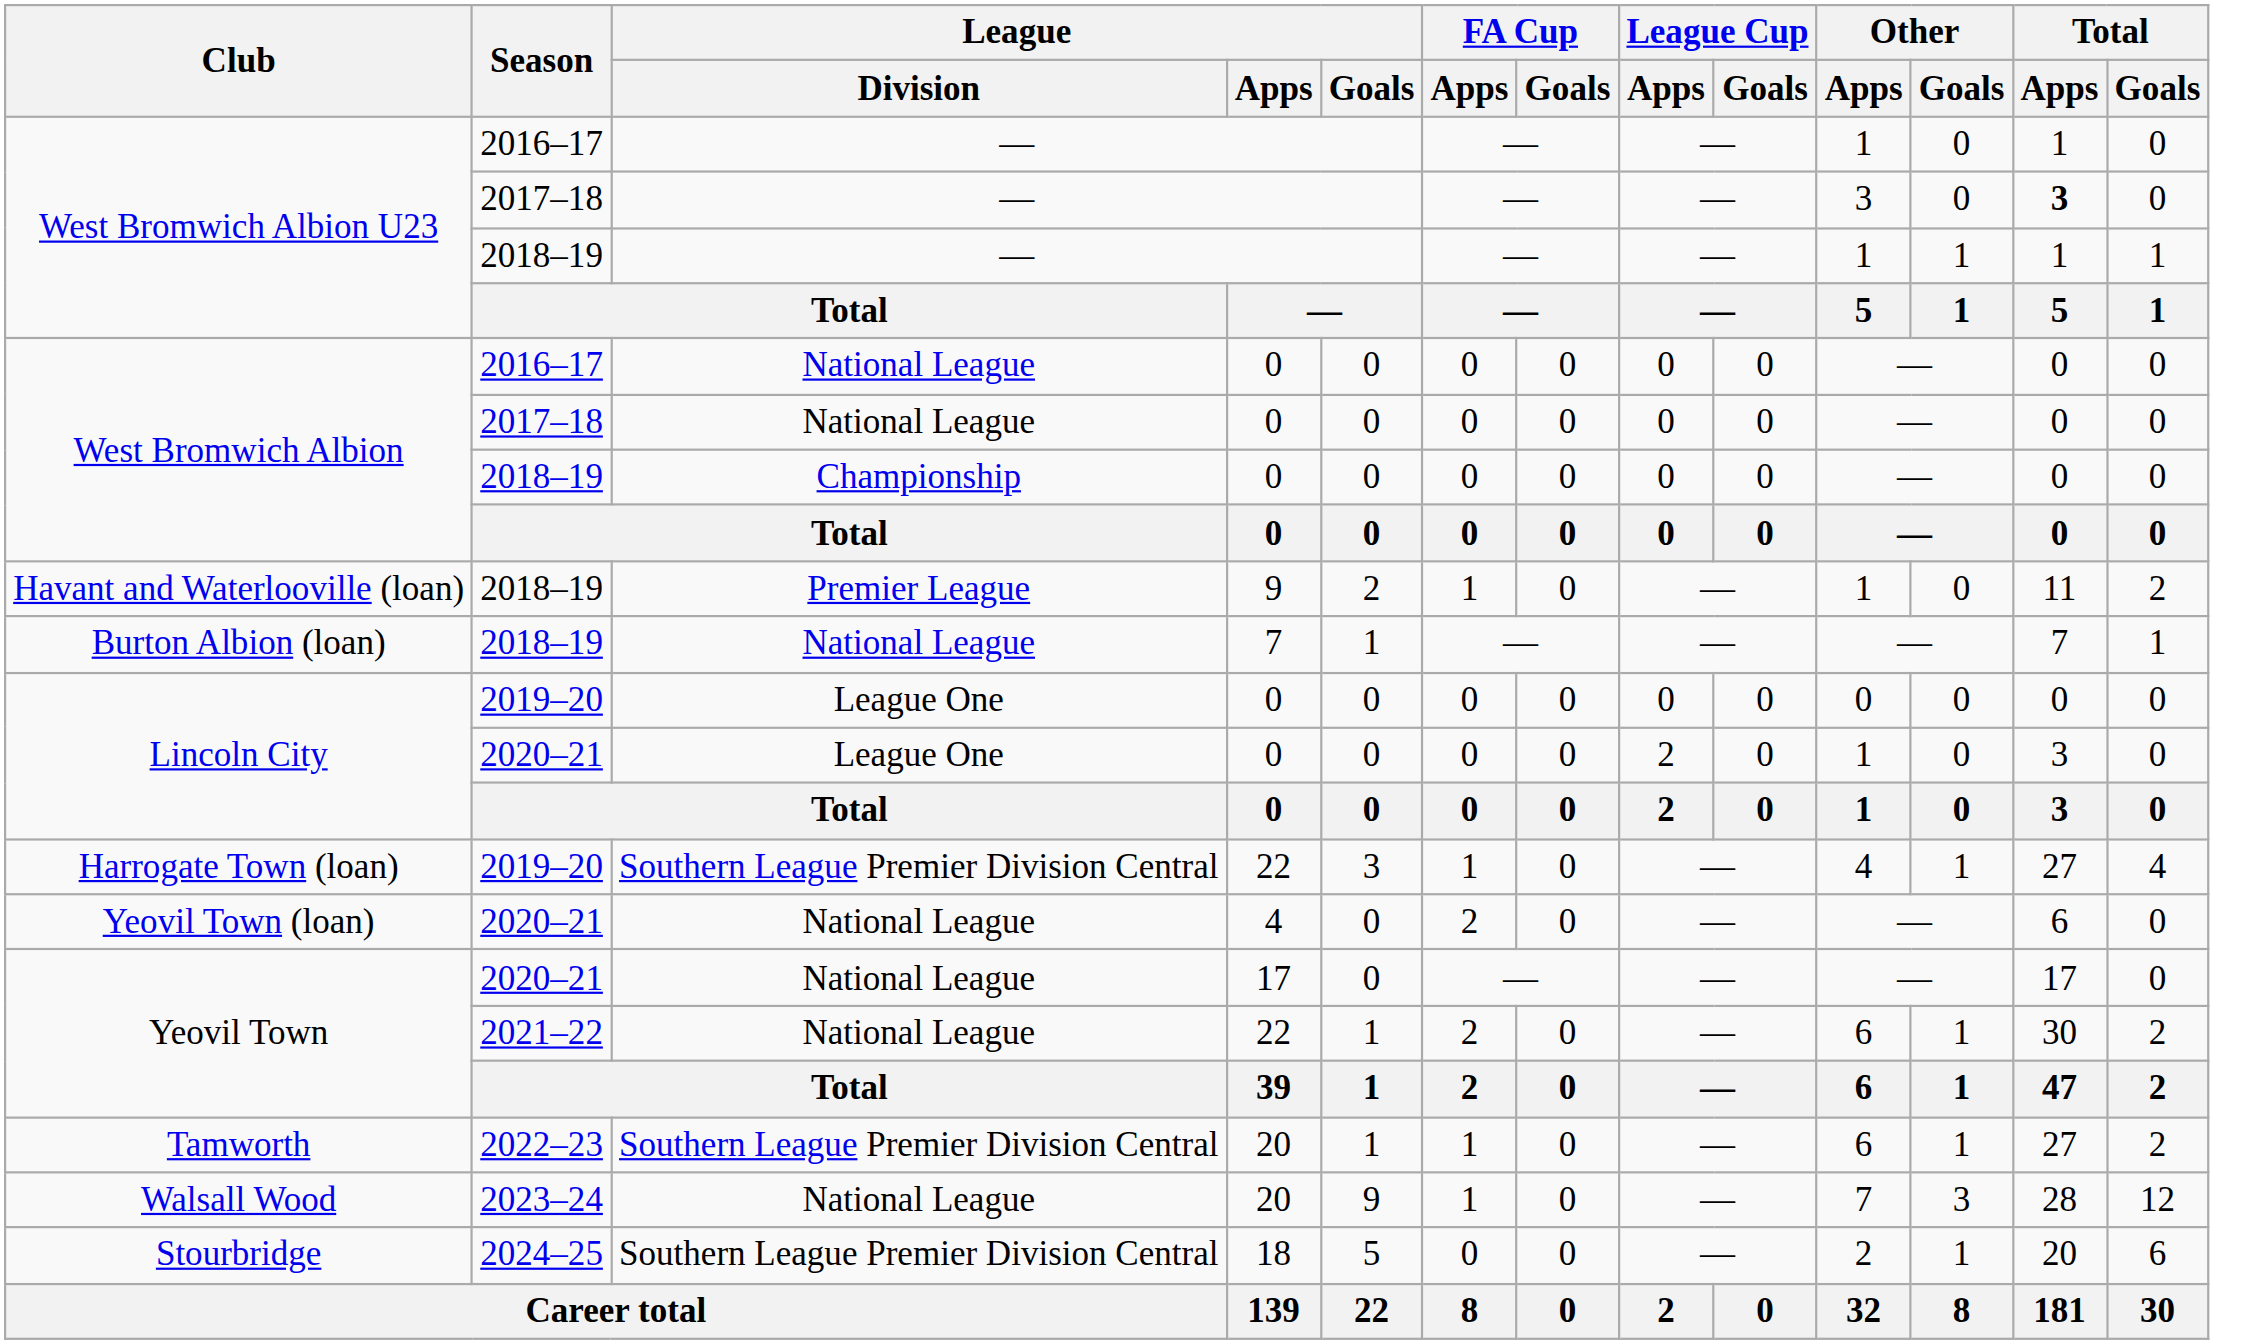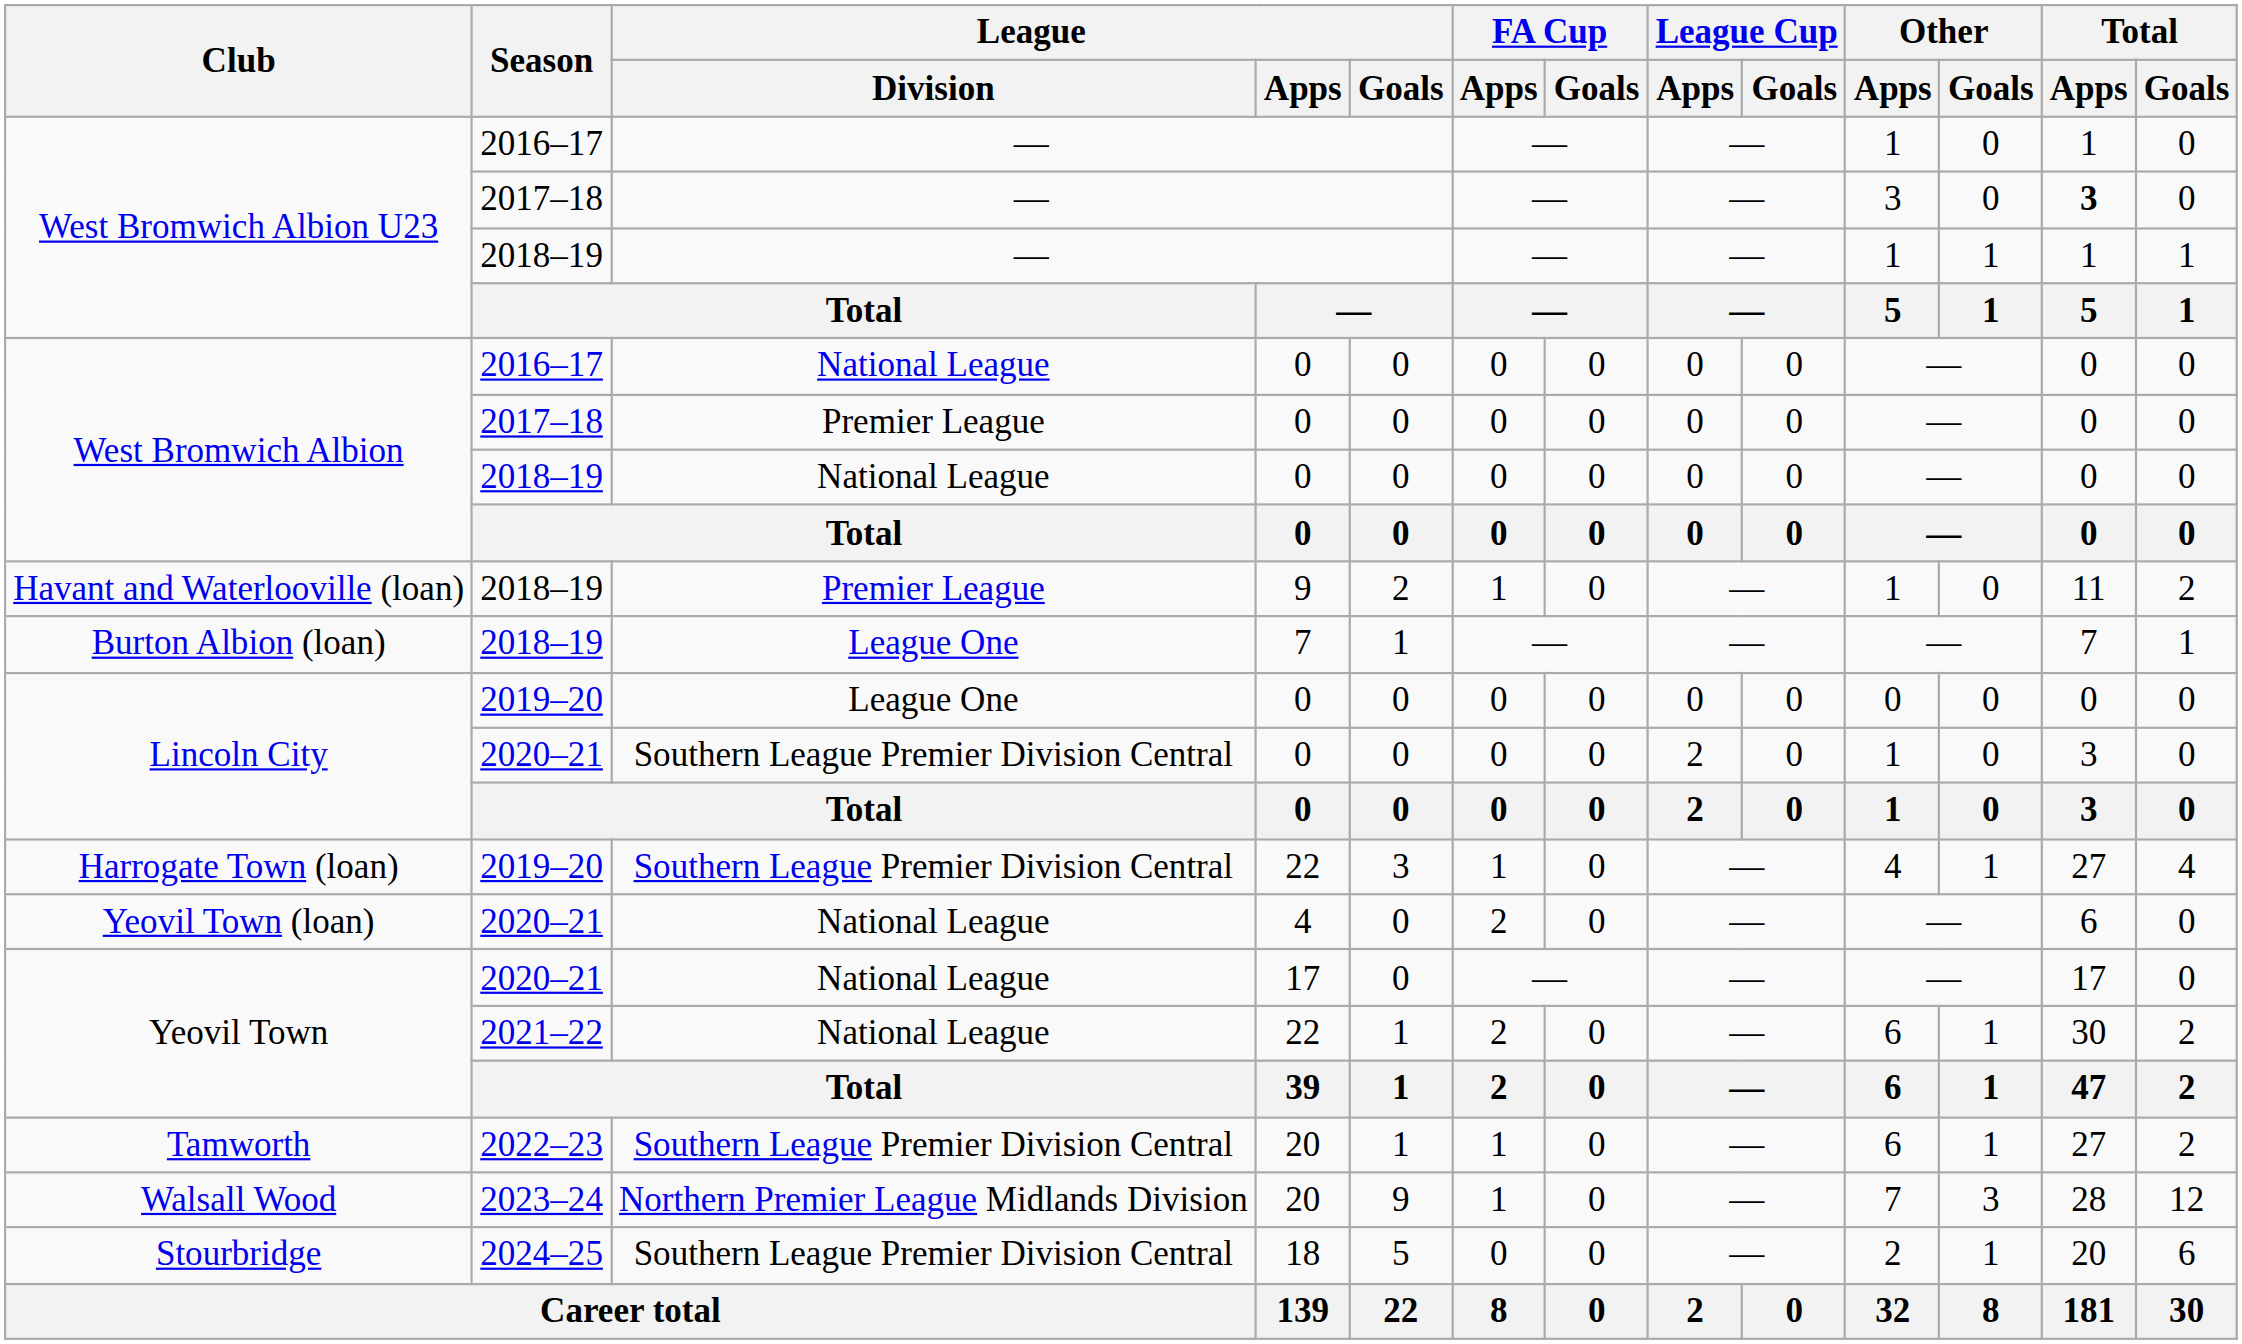(919, 421) National League -> (933, 421) Premier League
(919, 476) Championship -> (933, 476) National League
(919, 643) National League -> (933, 643) League One
(919, 754) League One -> (933, 754) Southern League Premier Division Central
(919, 1199) National League -> (933, 1199) Northern Premier League Midlands Division
